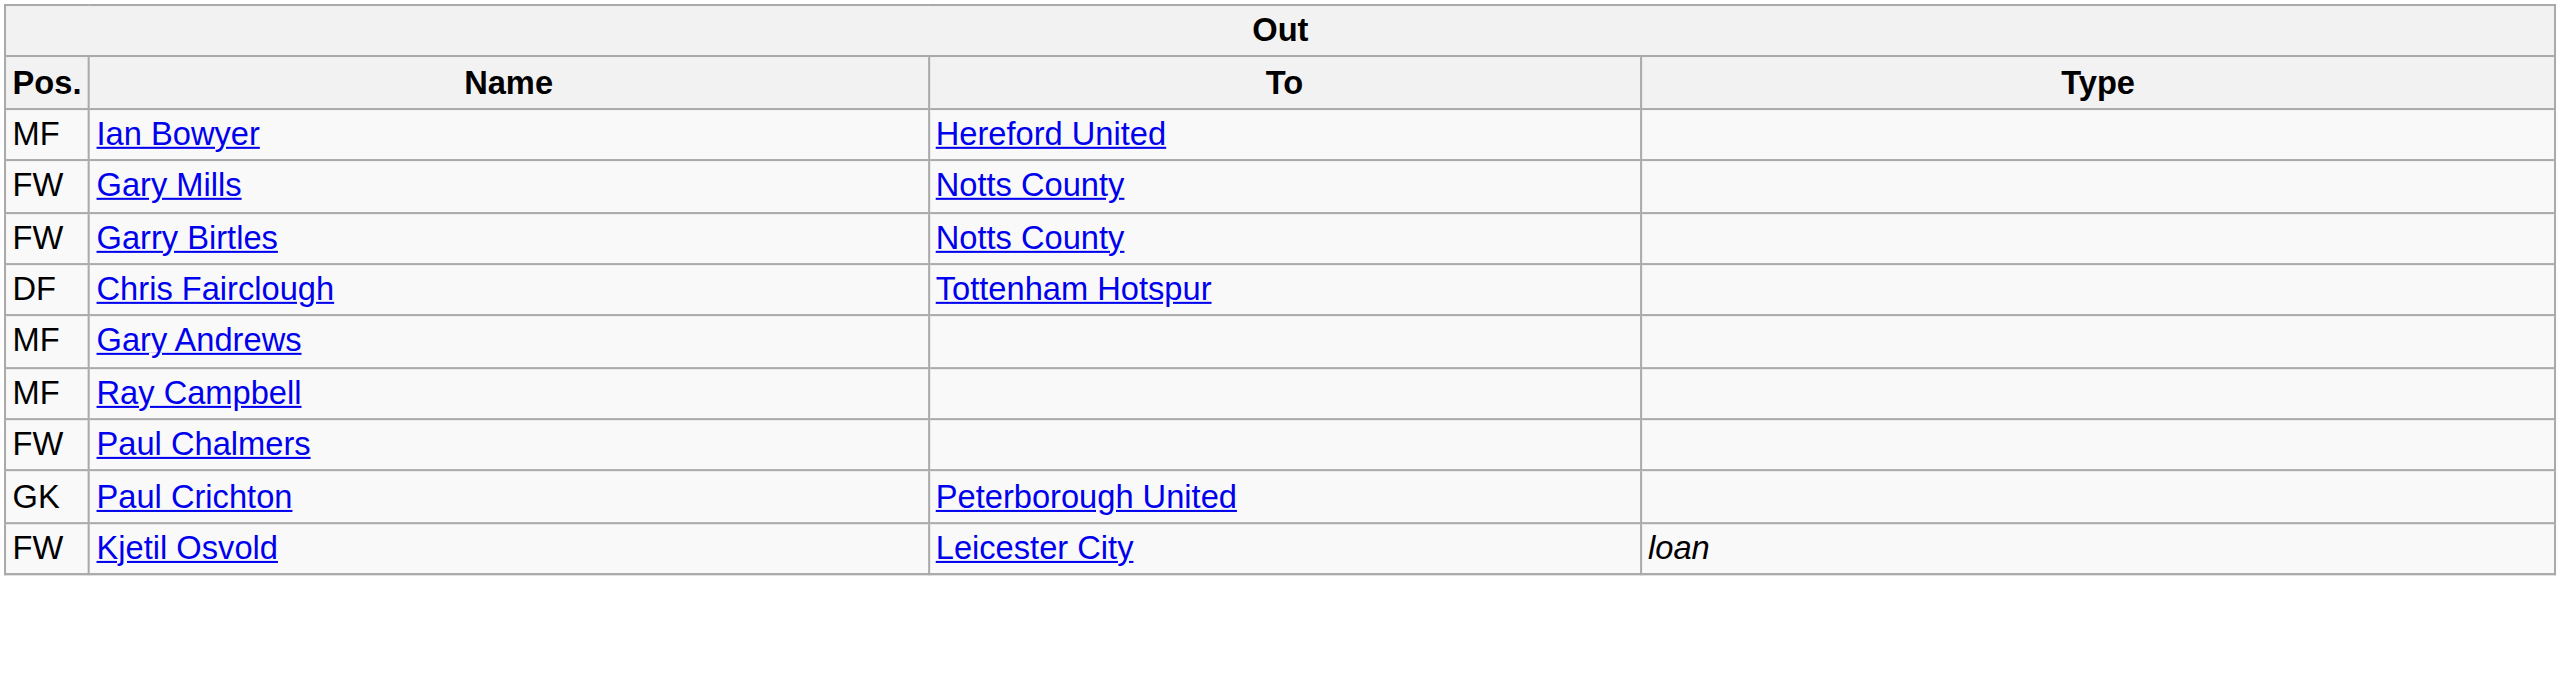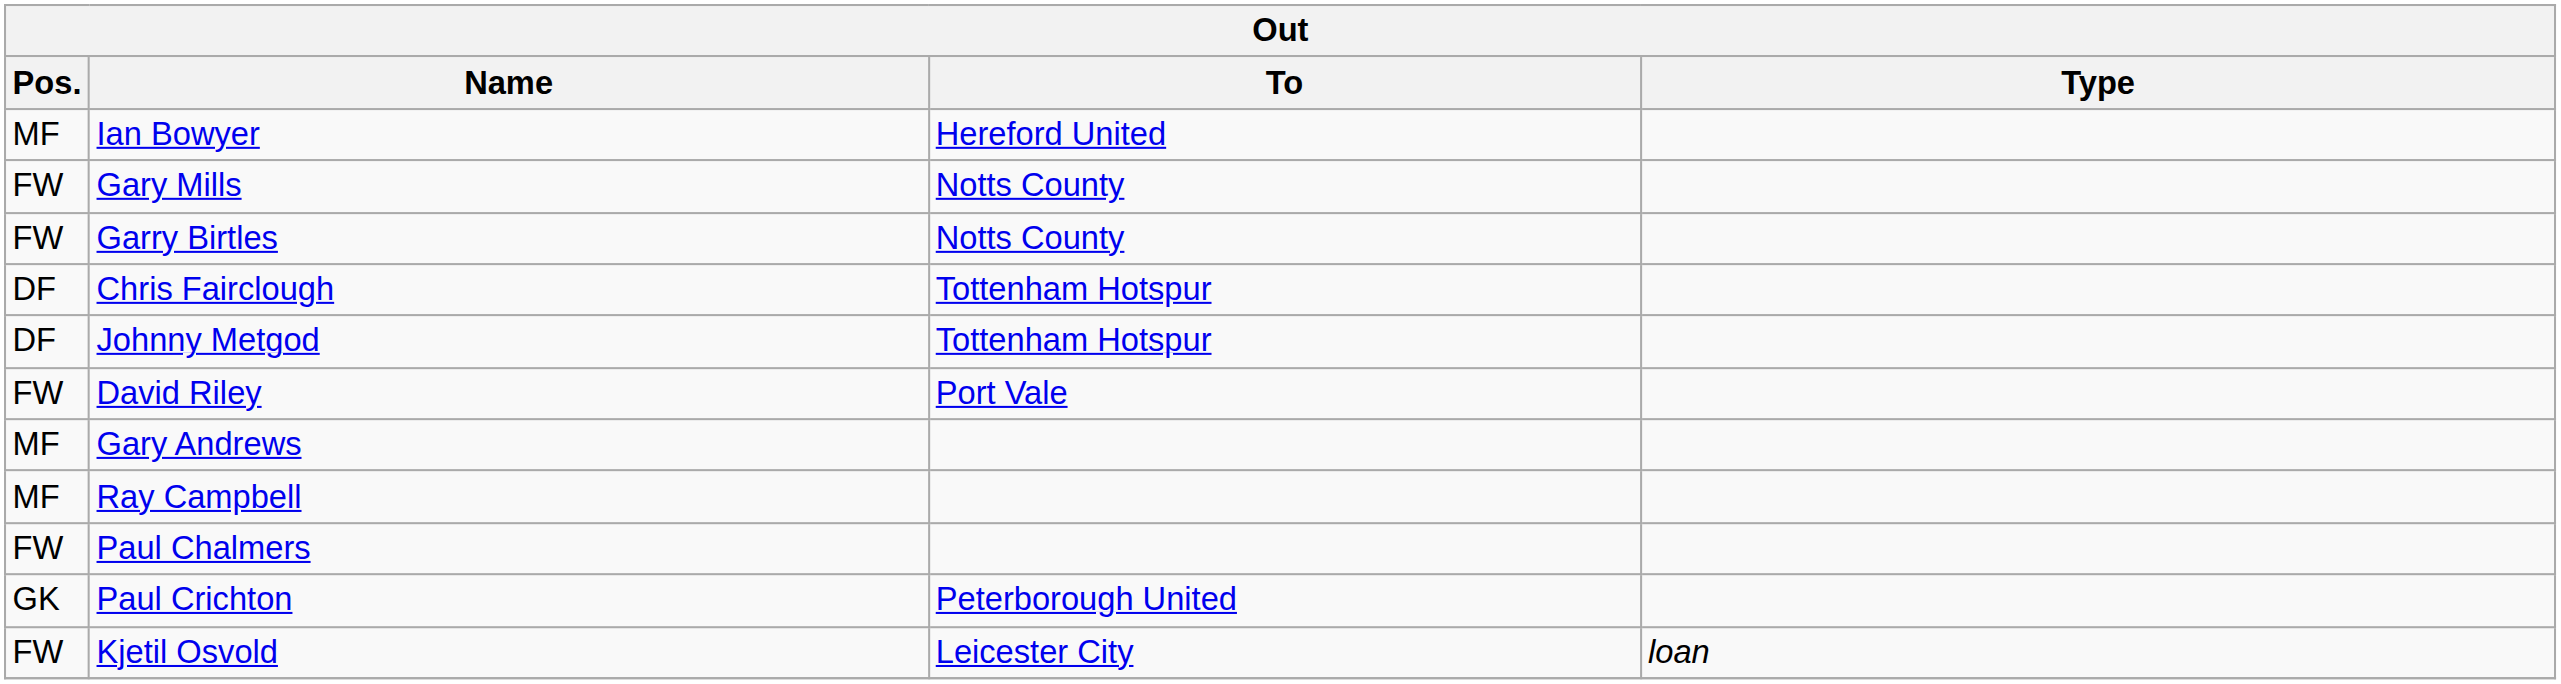+ row: (208, 340)
+ row: (179, 392)
